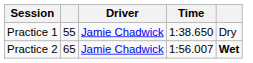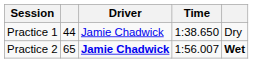(69, 32) 55 -> (69, 32) 44
(122, 50) normal -> (125, 50) bold
